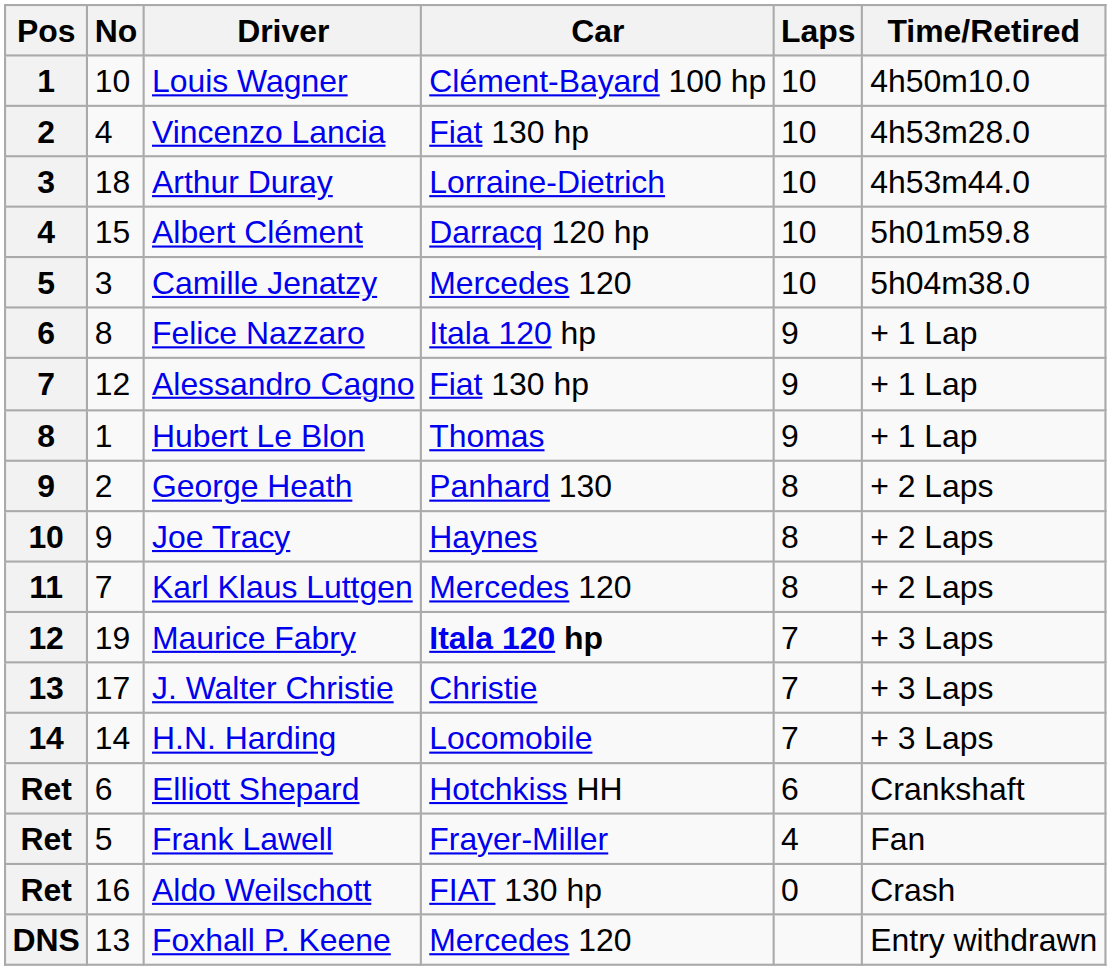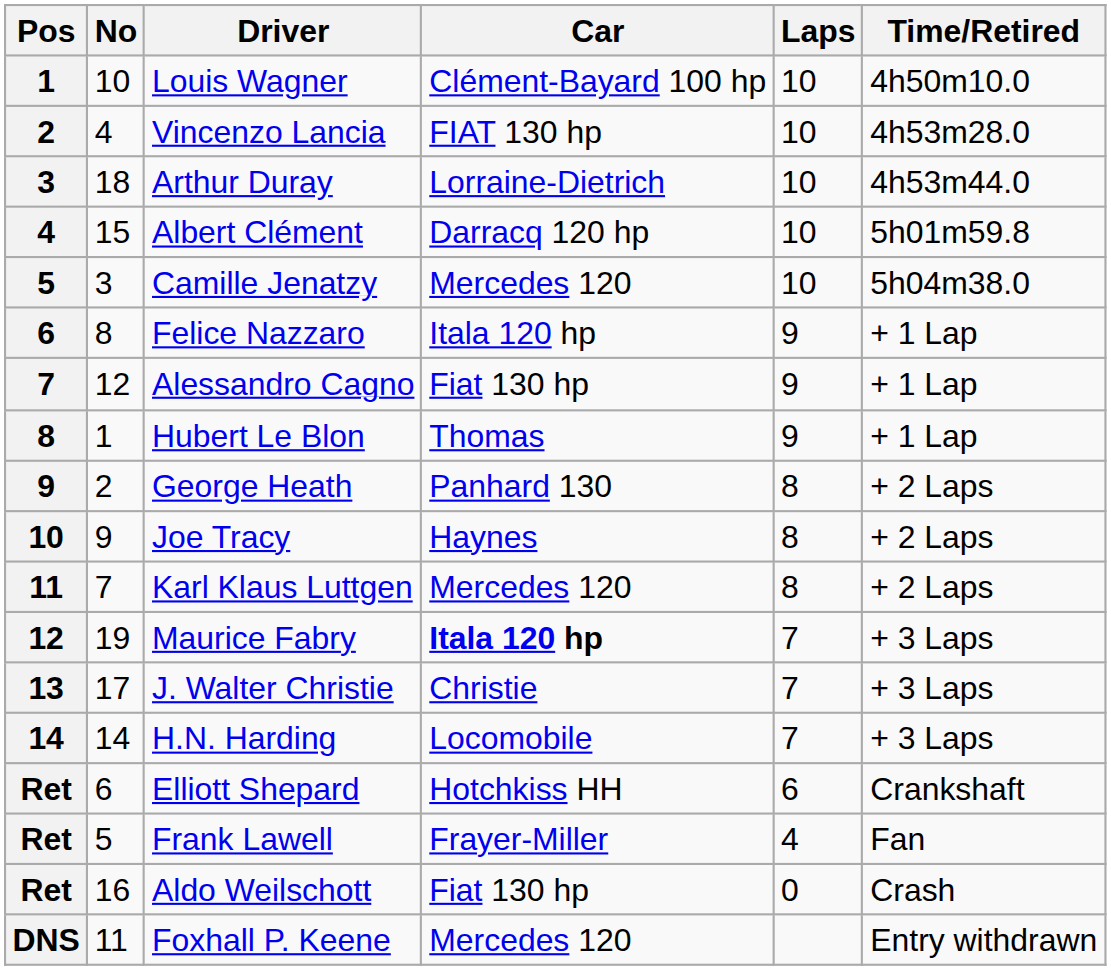(509, 132) Fiat 130 hp -> (516, 132) FIAT 130 hp
(516, 890) FIAT 130 hp -> (509, 890) Fiat 130 hp
(112, 940) 13 -> (111, 940) 11
